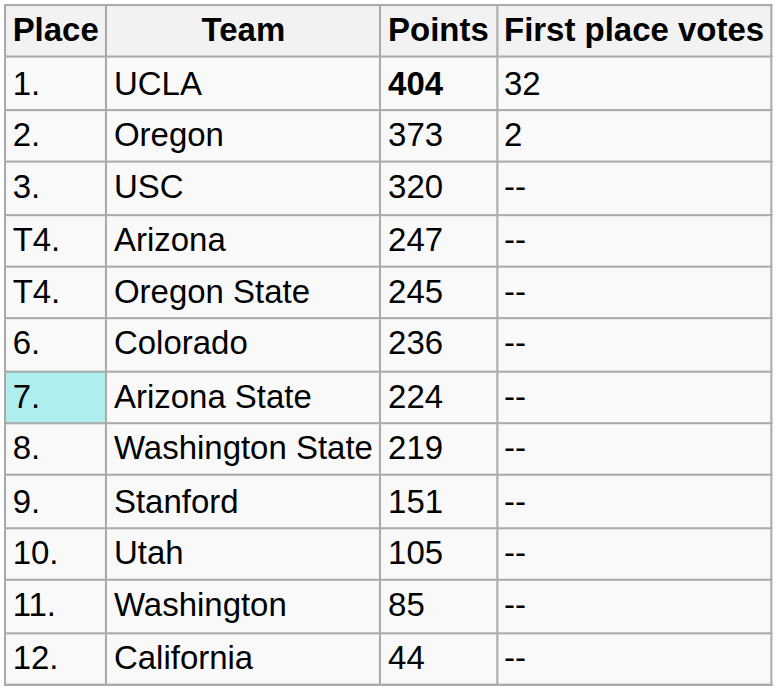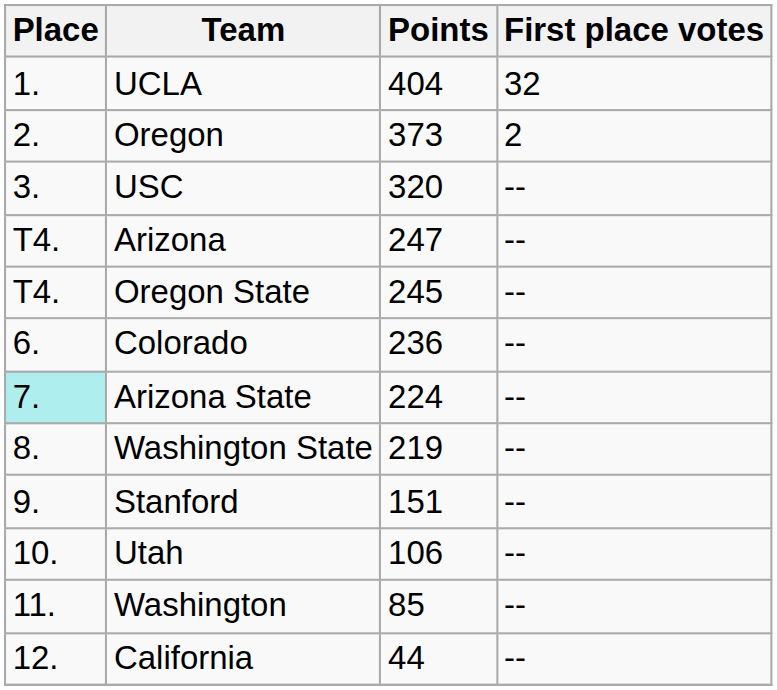(416, 82) bold -> (416, 82) normal
(416, 553) 105 -> (416, 553) 106
